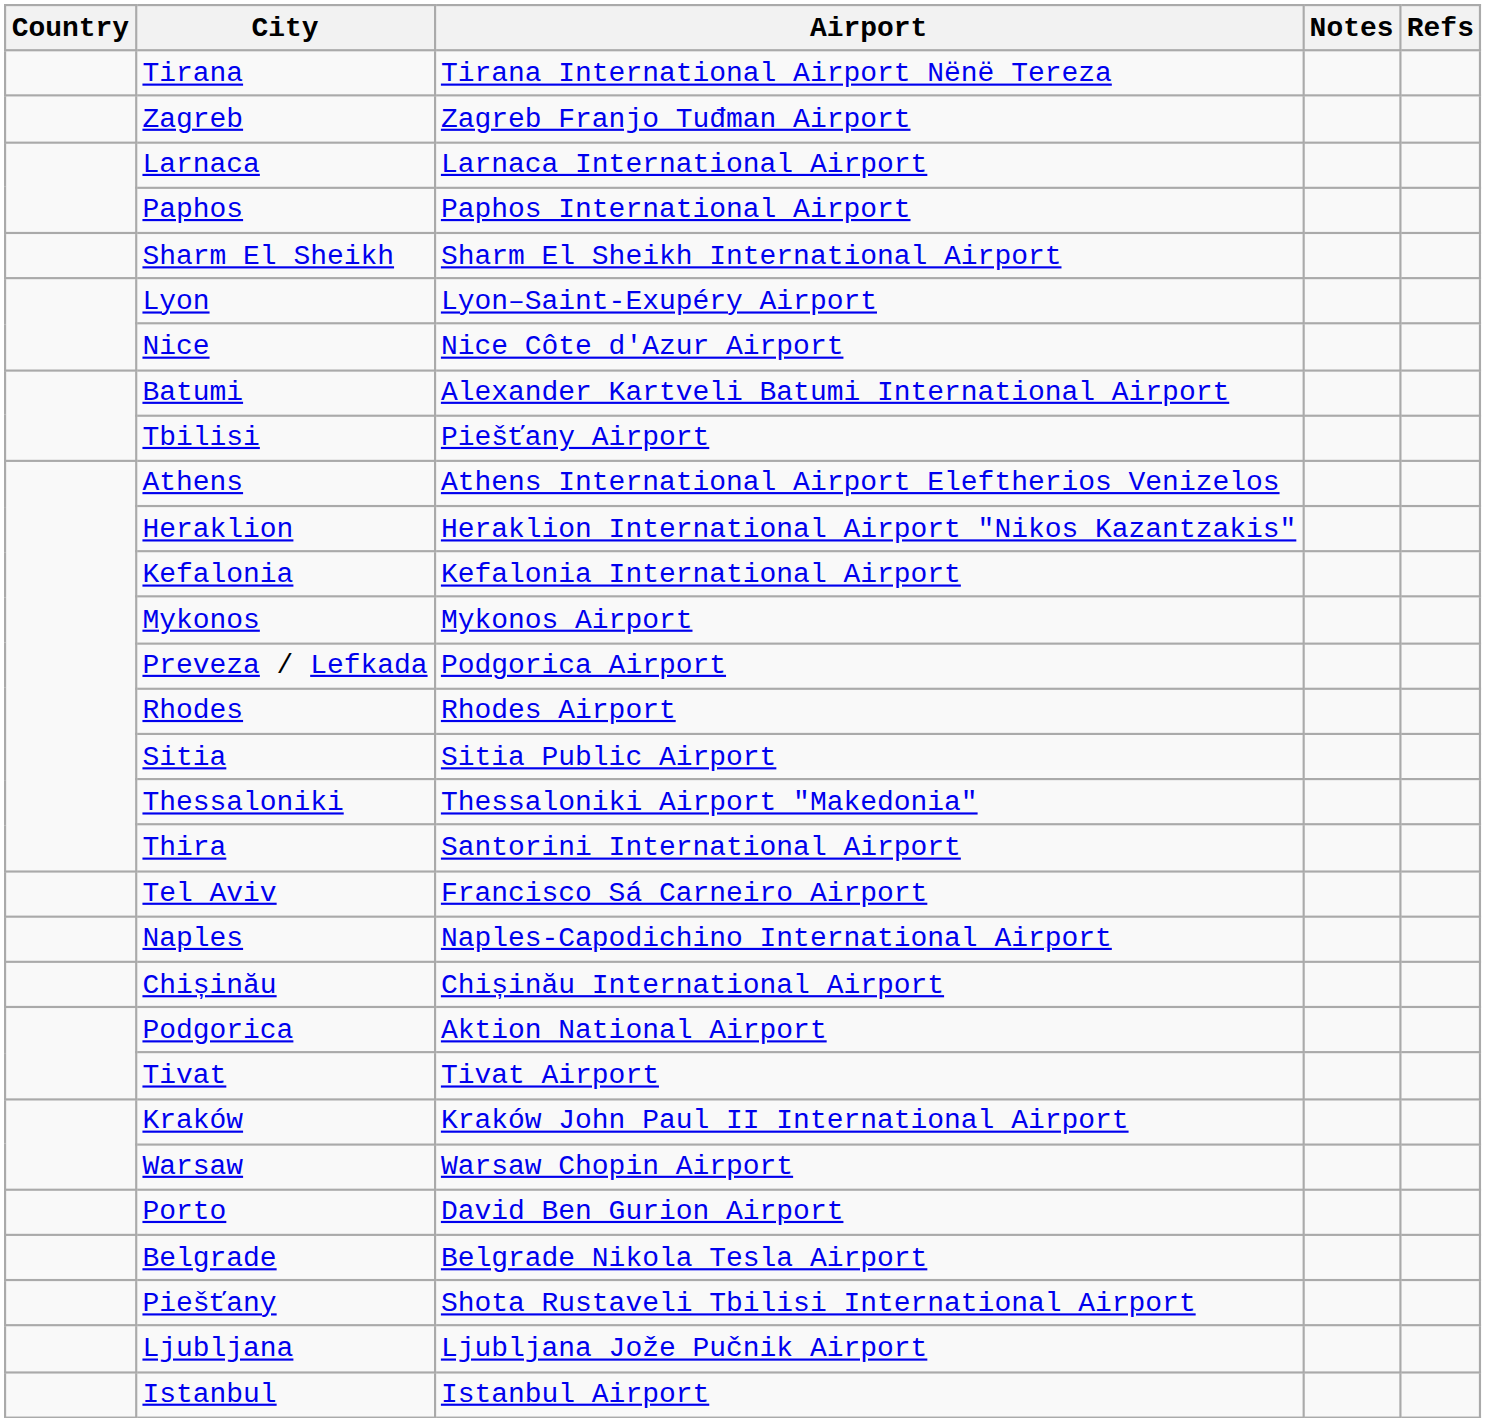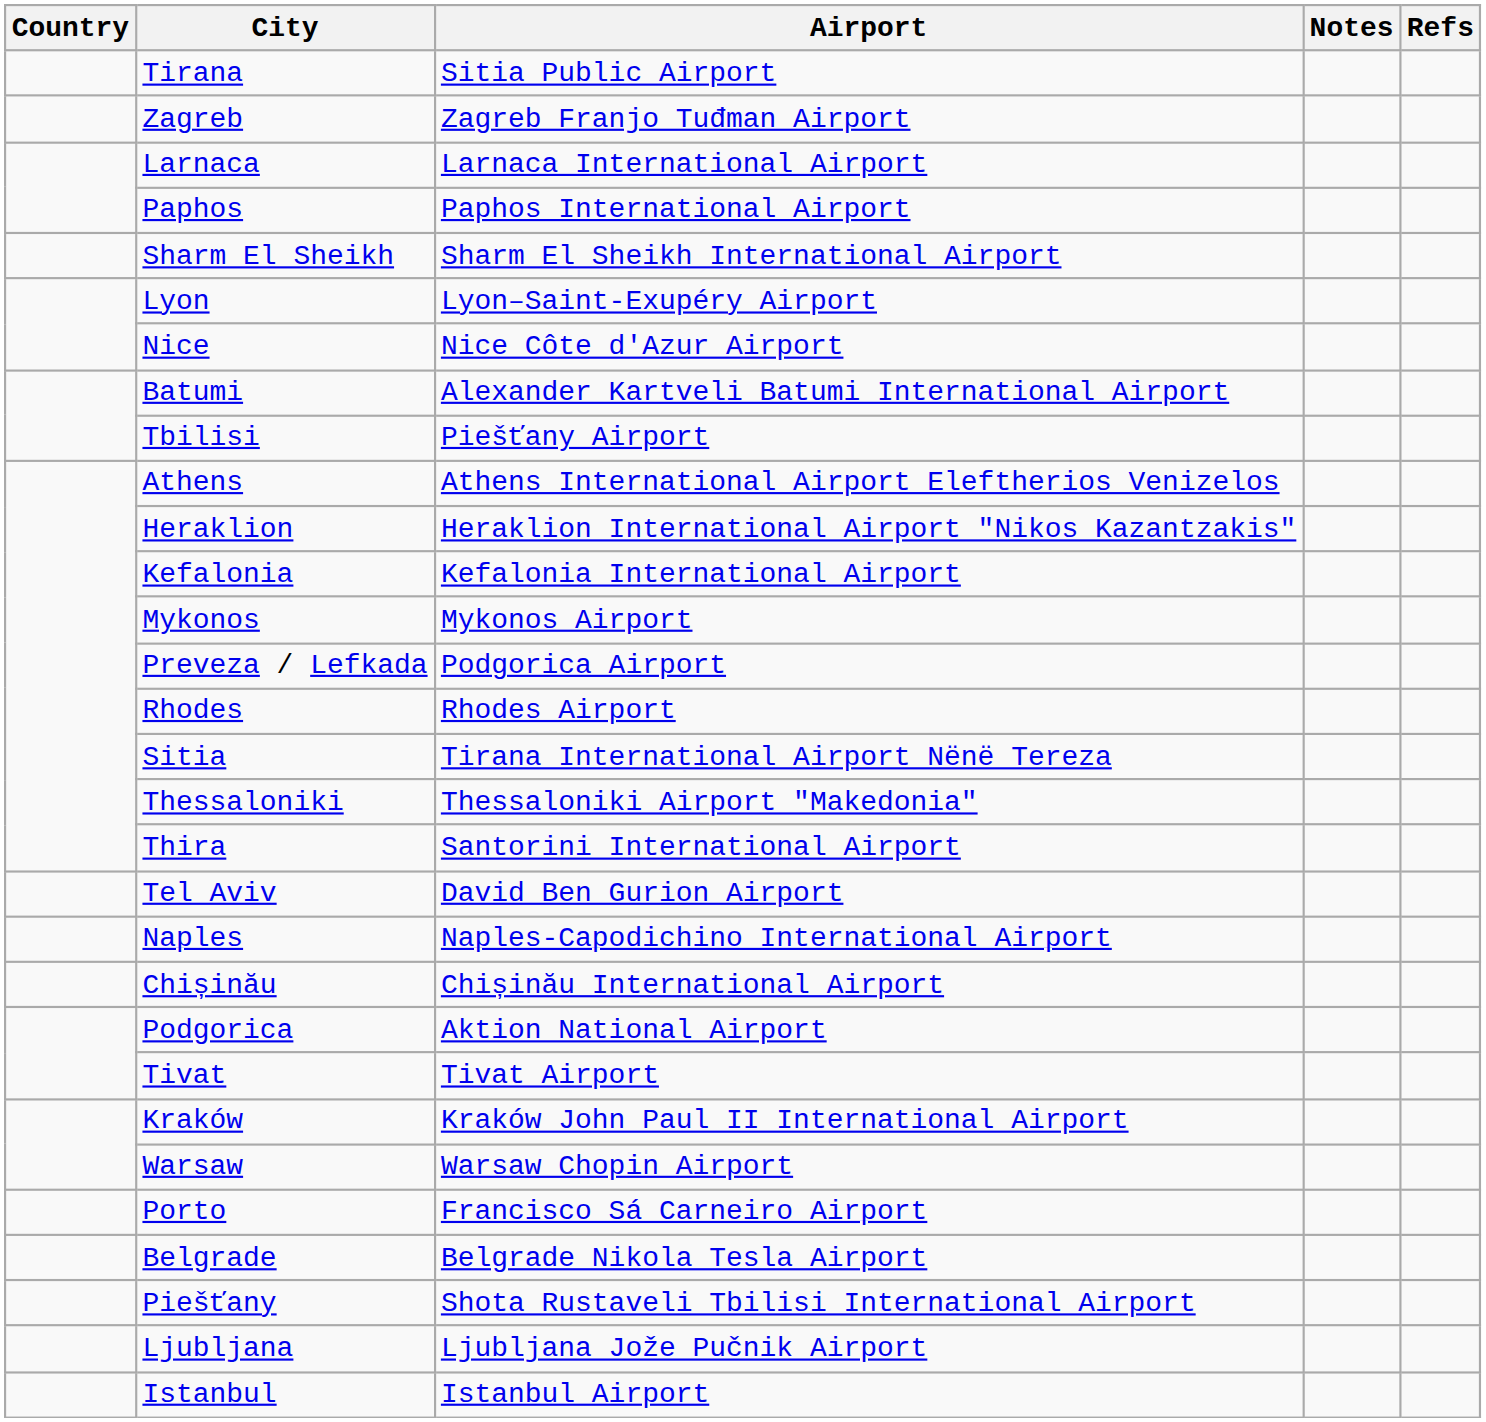(776, 73) Tirana International Airport Nënë Tereza -> (609, 73) Sitia Public Airport
(609, 757) Sitia Public Airport -> (776, 757) Tirana International Airport Nënë Tereza
(684, 893) Francisco Sá Carneiro Airport -> (642, 893) David Ben Gurion Airport
(642, 1212) David Ben Gurion Airport -> (684, 1212) Francisco Sá Carneiro Airport
